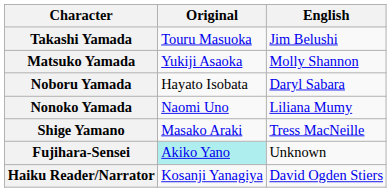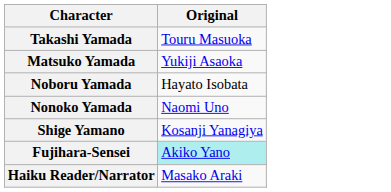- column: (326, 15)
(202, 130) Masako Araki -> (212, 130) Kosanji Yanagiya
(212, 175) Kosanji Yanagiya -> (202, 175) Masako Araki
